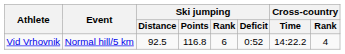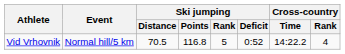(157, 42) 92.5 -> (157, 42) 70.5
(224, 42) 6 -> (224, 42) 5
